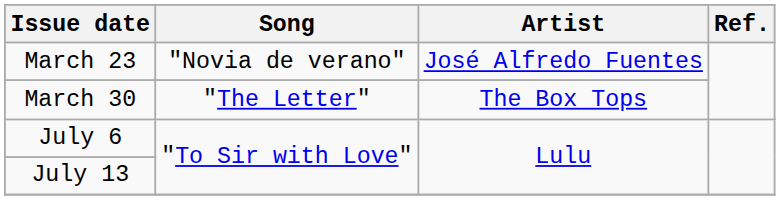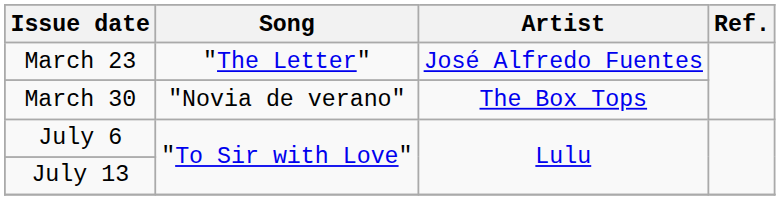(287, 62) "Novia de verano" -> (287, 62) "The Letter"
(287, 100) "The Letter" -> (287, 100) "Novia de verano"
